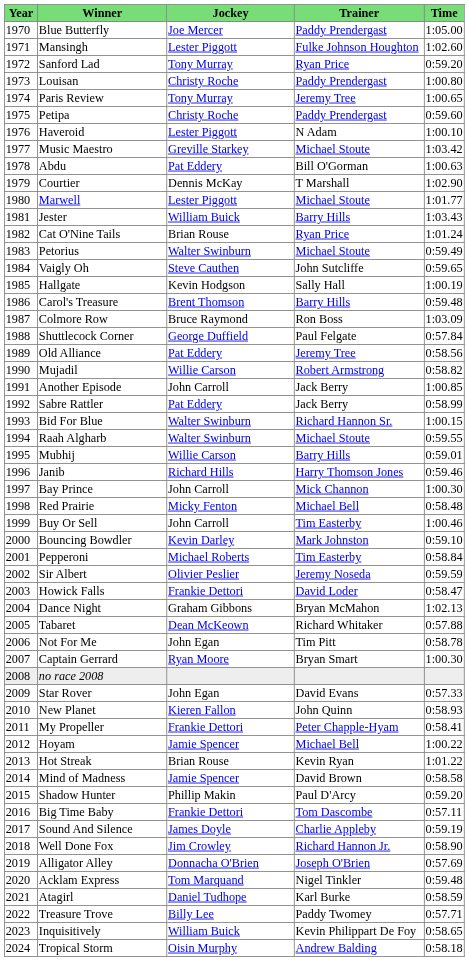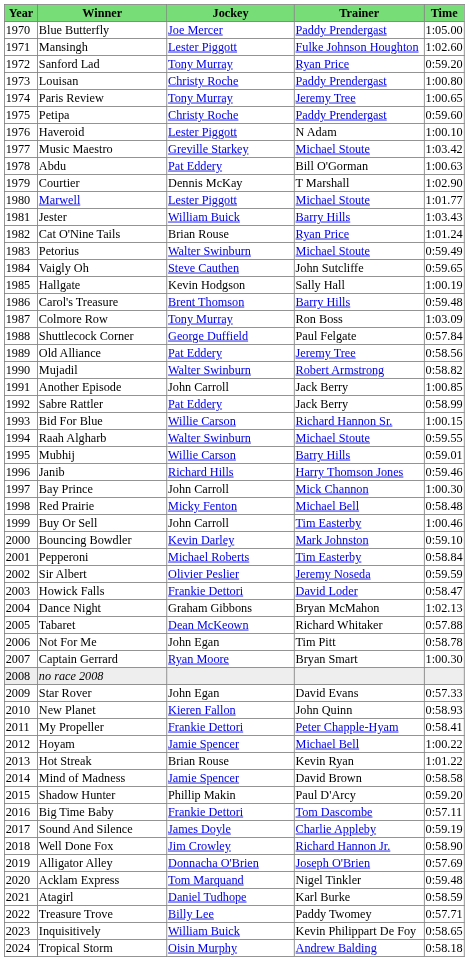(208, 319) Bruce Raymond -> (200, 319) Tony Murray
(202, 370) Willie Carson -> (210, 370) Walter Swinburn
(210, 421) Walter Swinburn -> (202, 421) Willie Carson
